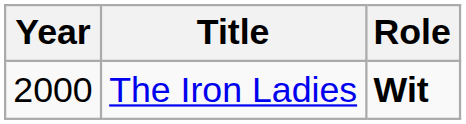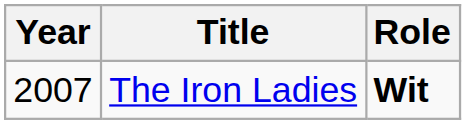(53, 89) 2000 -> (53, 89) 2007
